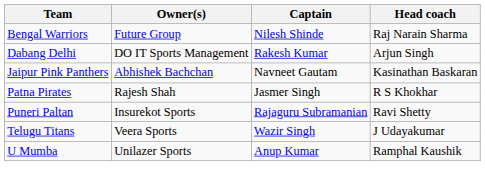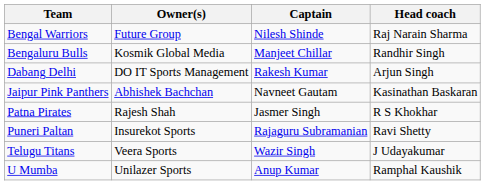+ row: (47, 53)
